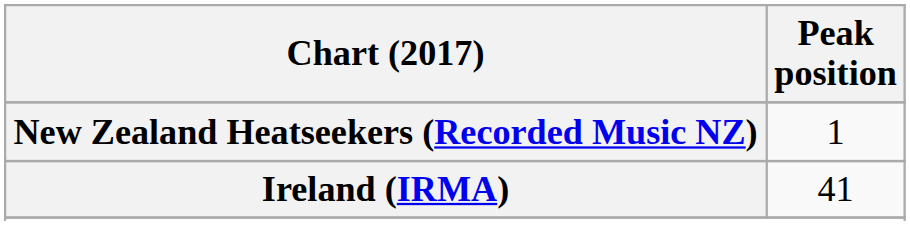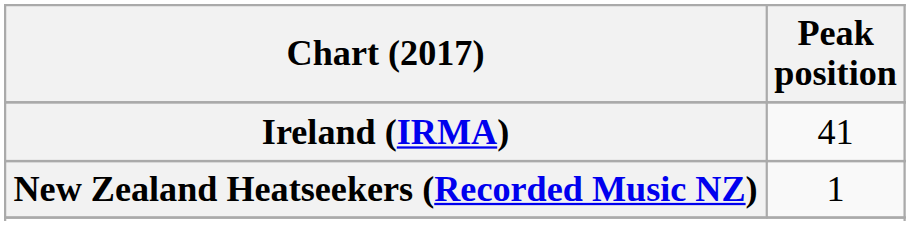rows swapped: (386, 188) <-> (386, 131)
